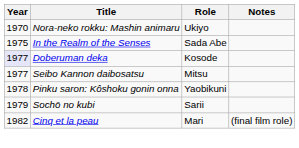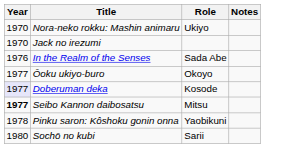+ row: (67, 43)
(17, 43) 1975 -> (17, 58) 1976
+ row: (69, 74)
(17, 74) normal -> (17, 105) bold
(17, 105) 1979 -> (17, 136) 1980
- row: (66, 120)
